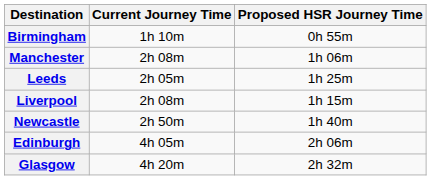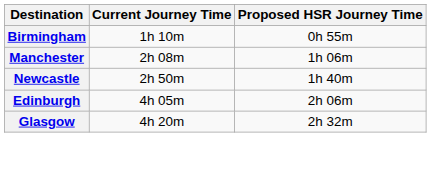- row: (47, 79)
- row: (47, 100)
